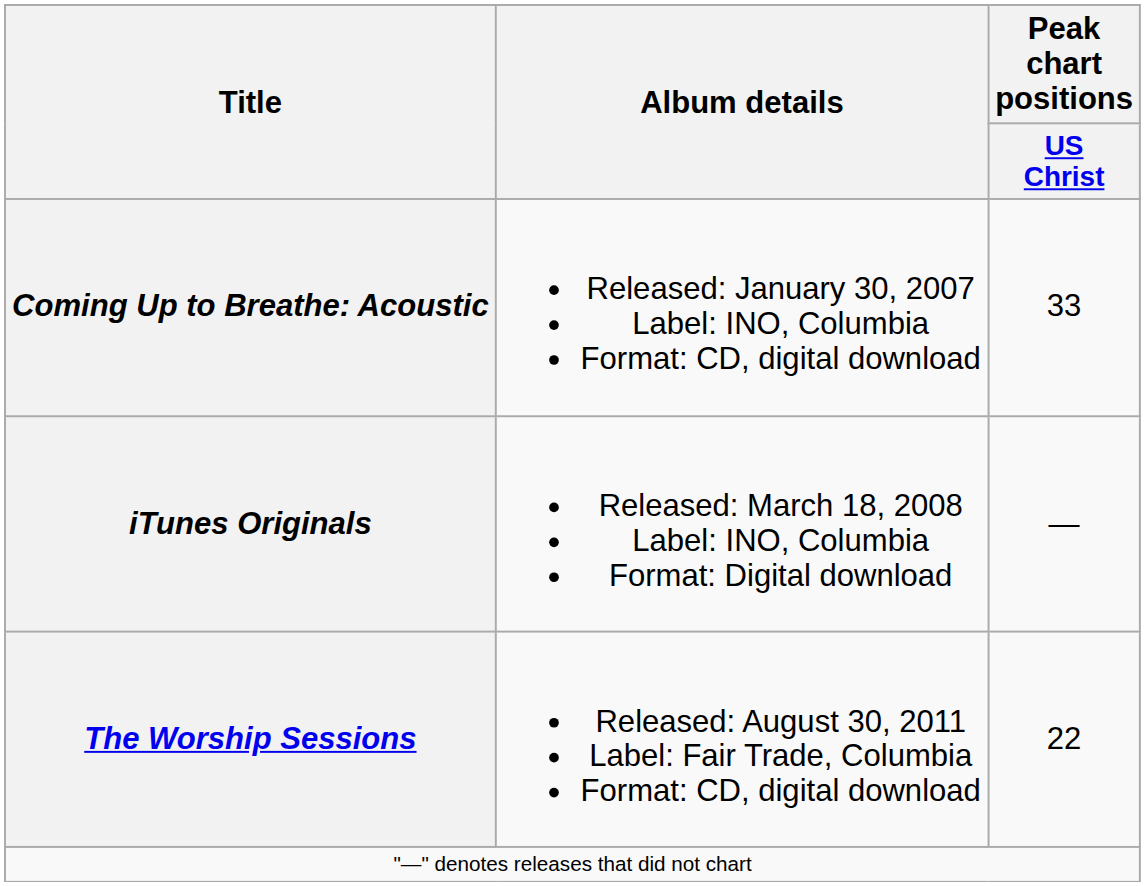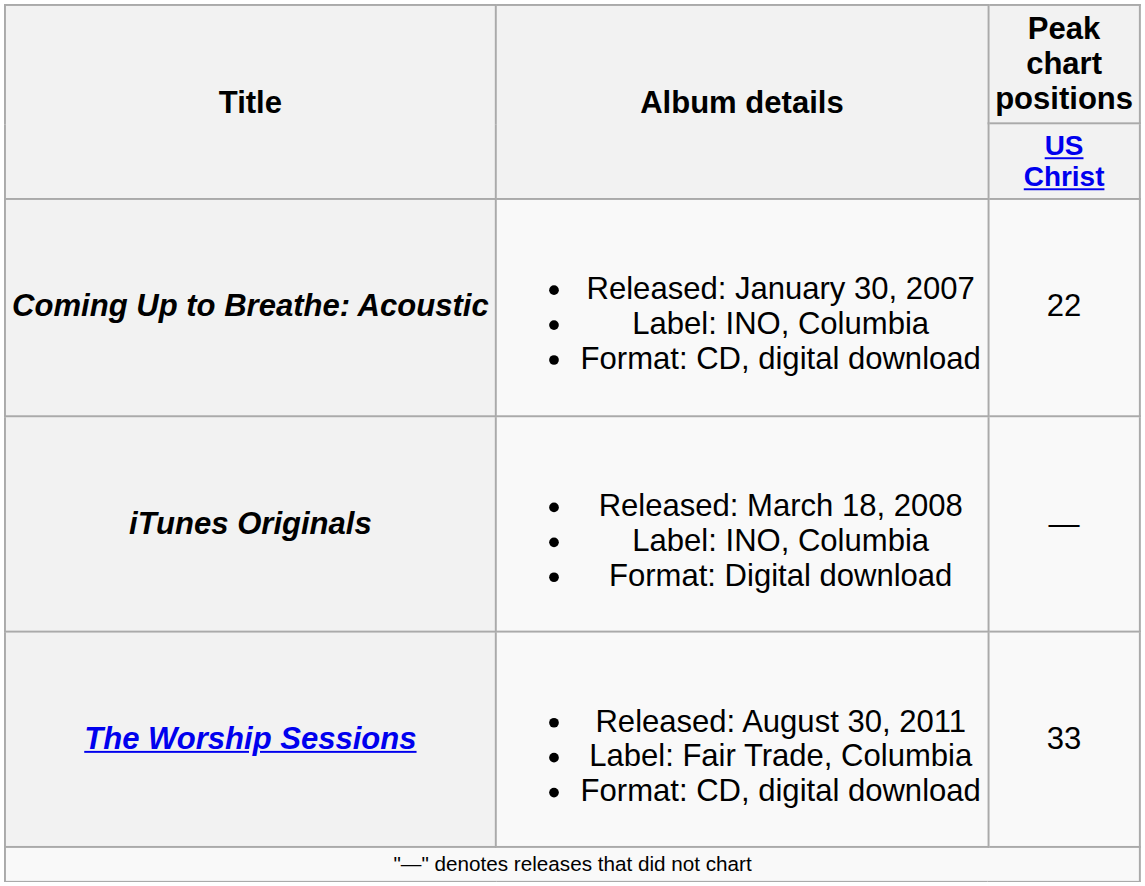(1064, 306) 33 -> (1064, 306) 22
(1064, 738) 22 -> (1064, 738) 33
